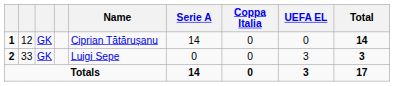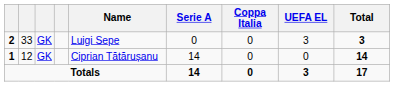rows swapped: (11, 40) <-> (11, 56)
